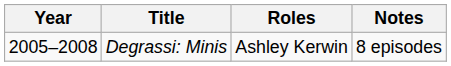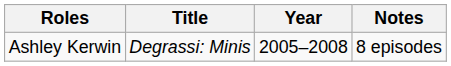columns swapped: (53, 18) <-> (292, 18)
